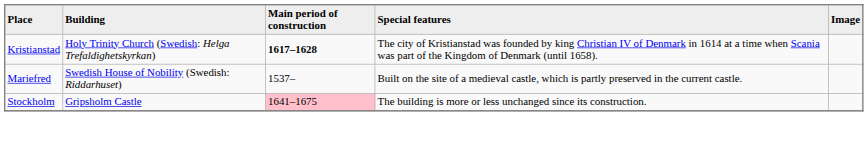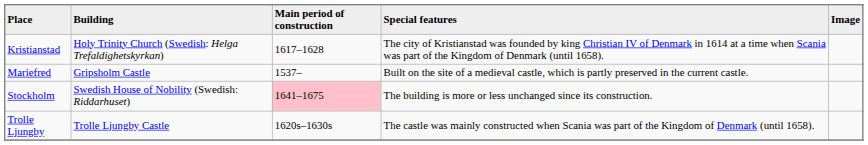(292, 49) bold -> (299, 49) normal
(147, 78) Swedish House of Nobility (Swedish: Riddarhuset) -> (112, 72) Gripsholm Castle
(103, 102) Gripsholm Castle -> (156, 96) Swedish House of Nobility (Swedish: Riddarhuset)
+ row: (26, 125)
